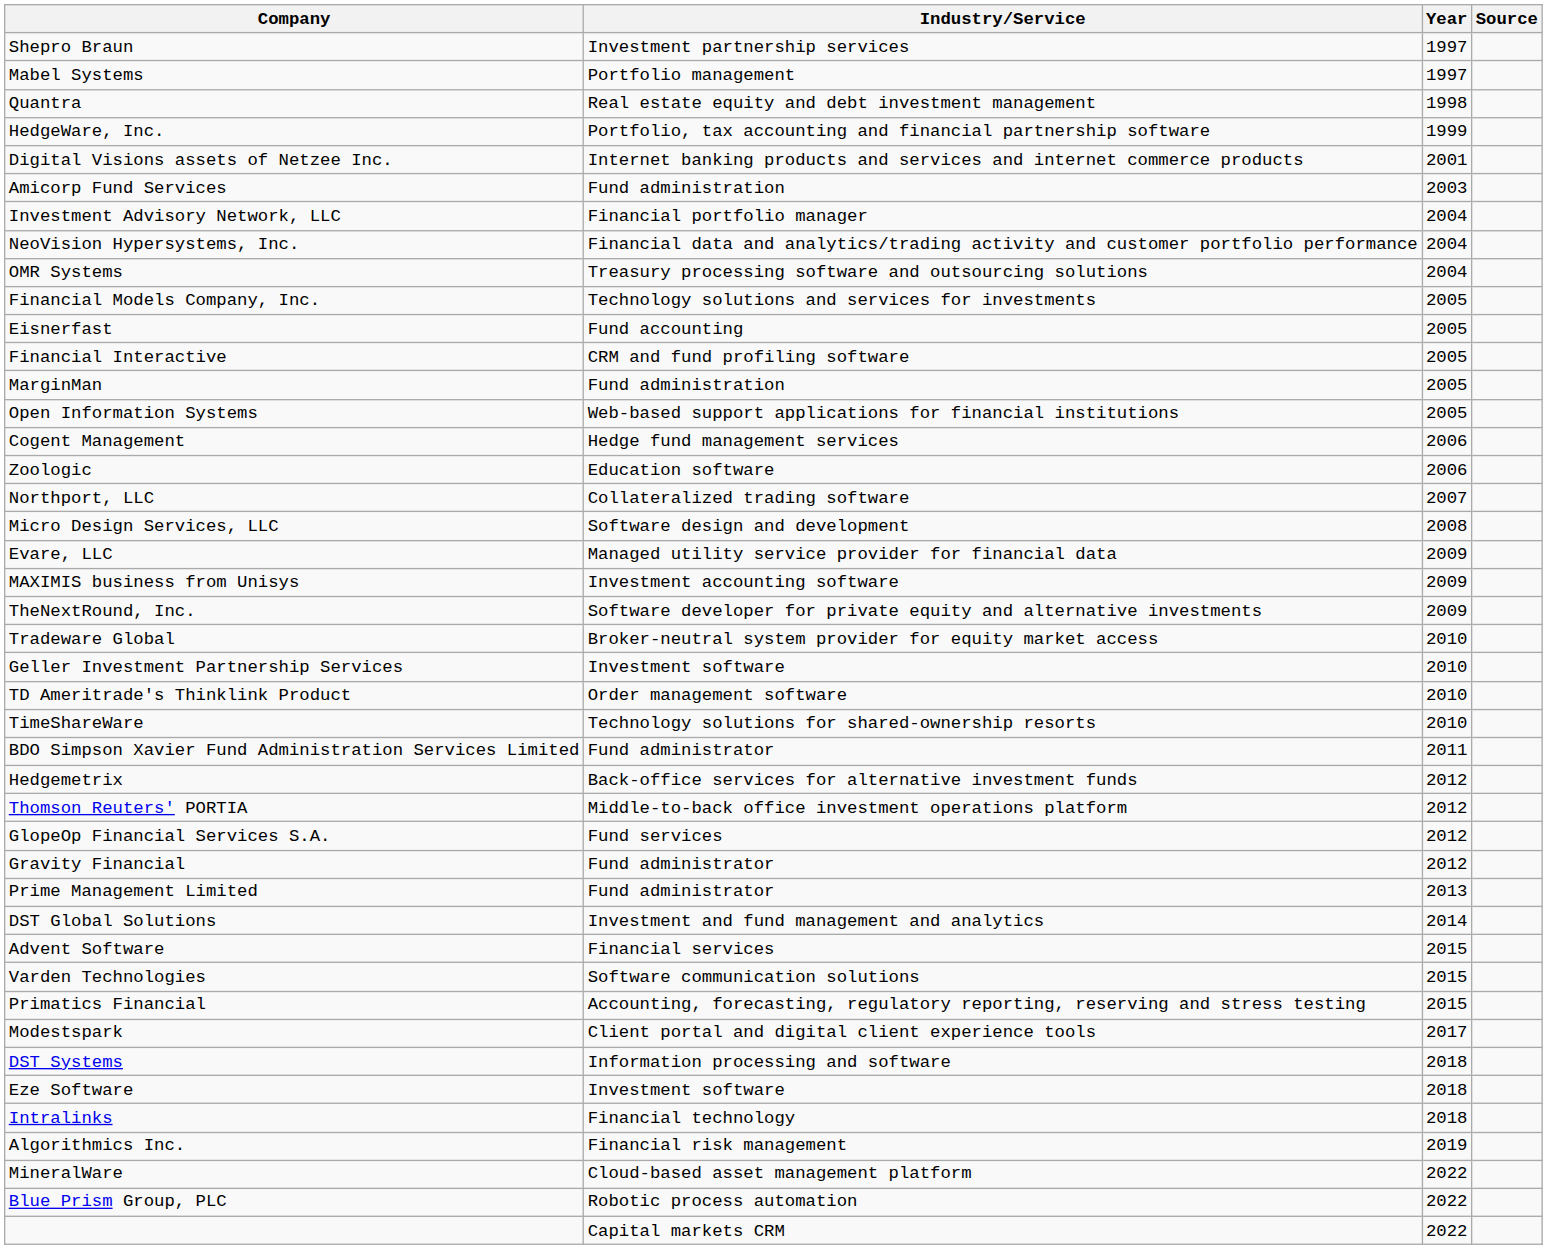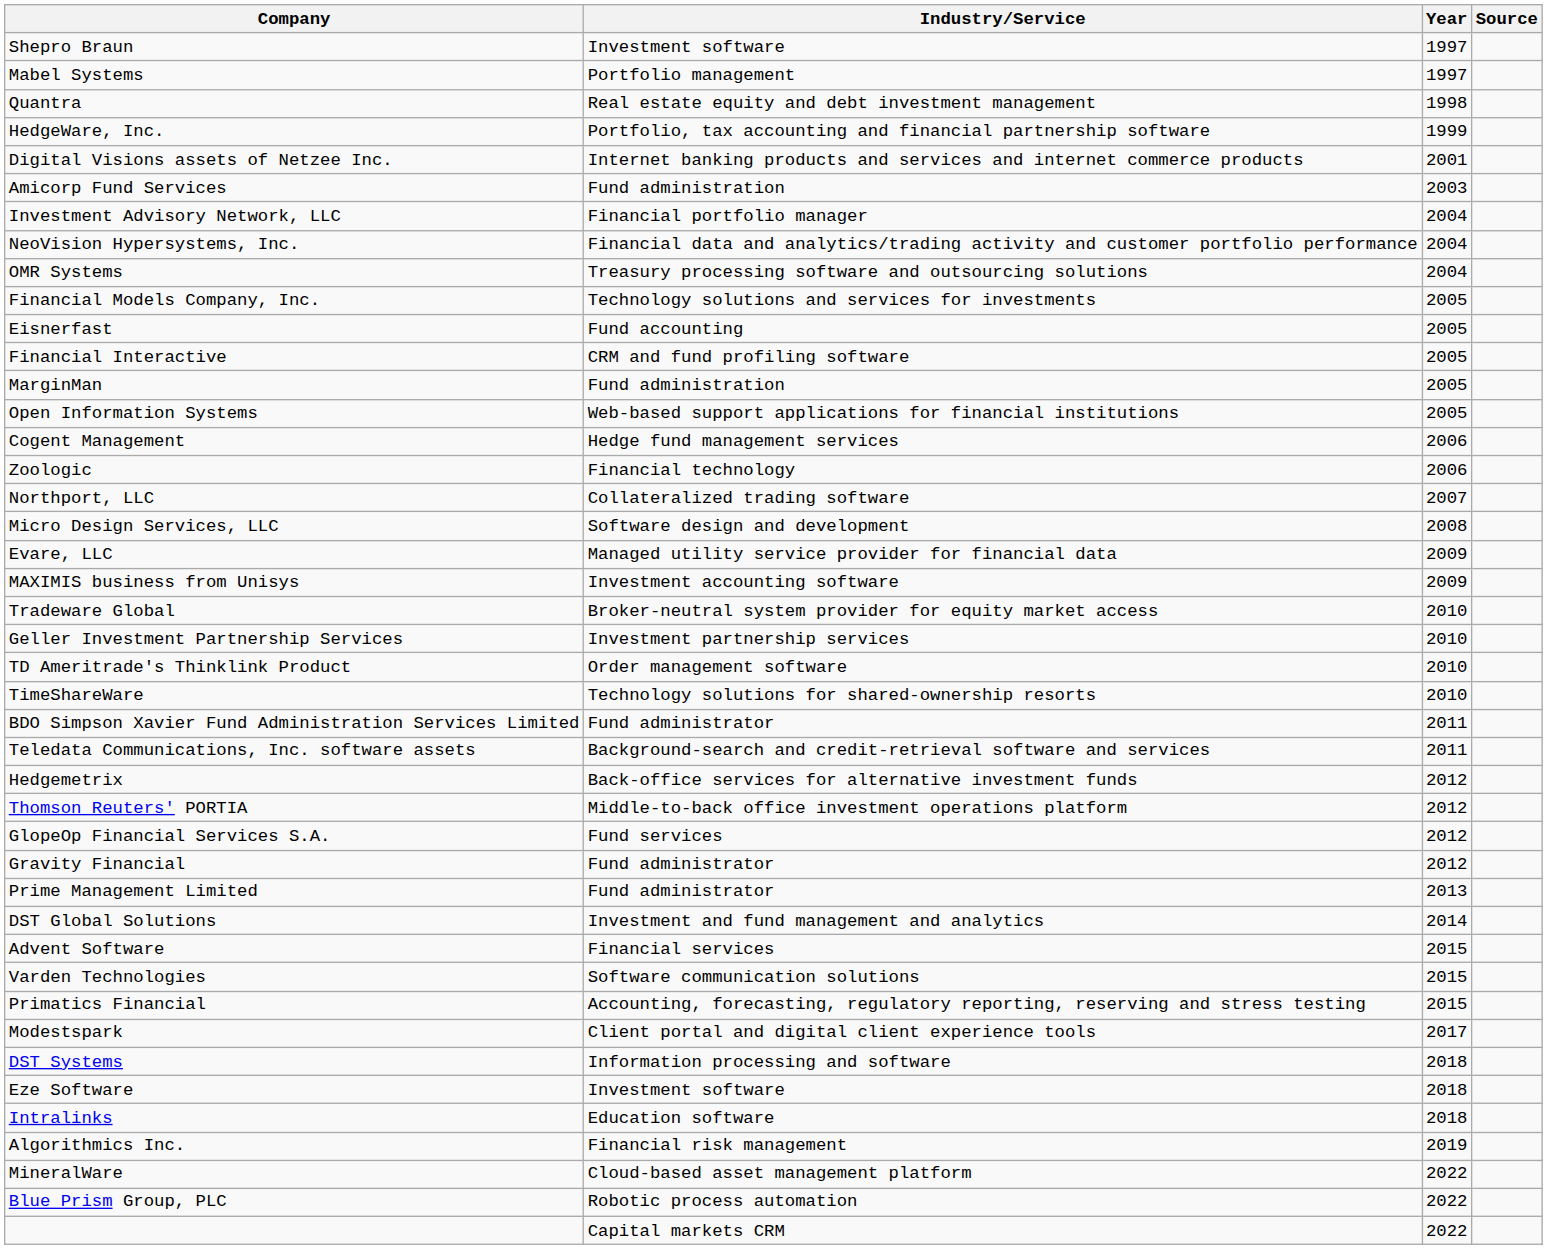(749, 47) Investment partnership services -> (686, 47) Investment software
(681, 470) Education software -> (691, 470) Financial technology
- row: (102, 611)
(686, 667) Investment software -> (749, 639) Investment partnership services
+ row: (242, 751)
(691, 1118) Financial technology -> (681, 1118) Education software
